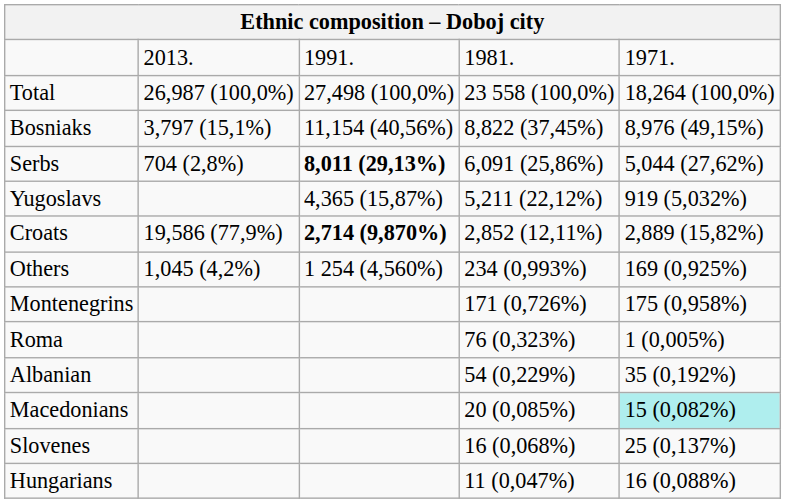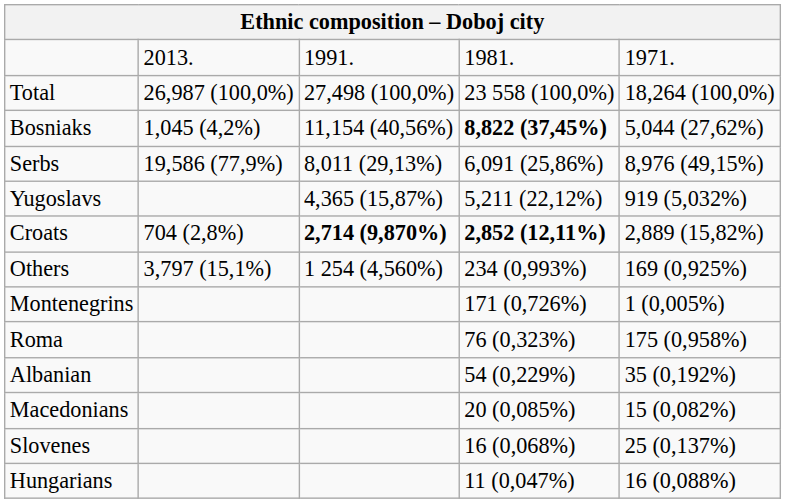(208, 127) 3,797 (15,1%) -> (202, 127) 1,045 (4,2%)
(534, 127) normal -> (536, 127) bold
(694, 127) 8,976 (49,15%) -> (694, 127) 5,044 (27,62%)
(194, 163) 704 (2,8%) -> (213, 163) 19,586 (77,9%)
(375, 163) bold -> (373, 163) normal
(694, 163) 5,044 (27,62%) -> (694, 163) 8,976 (49,15%)
(213, 233) 19,586 (77,9%) -> (194, 233) 704 (2,8%)
(533, 233) normal -> (535, 233) bold
(202, 269) 1,045 (4,2%) -> (208, 269) 3,797 (15,1%)
(686, 304) 175 (0,958%) -> (675, 304) 1 (0,005%)
(675, 339) 1 (0,005%) -> (686, 339) 175 (0,958%)
(680, 410) paleturquoise background -> (680, 410) no background
